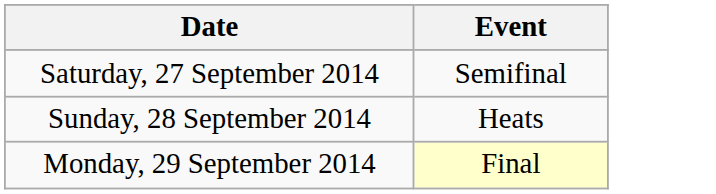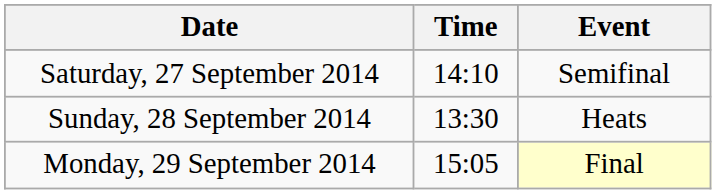+ column: (466, 27)
